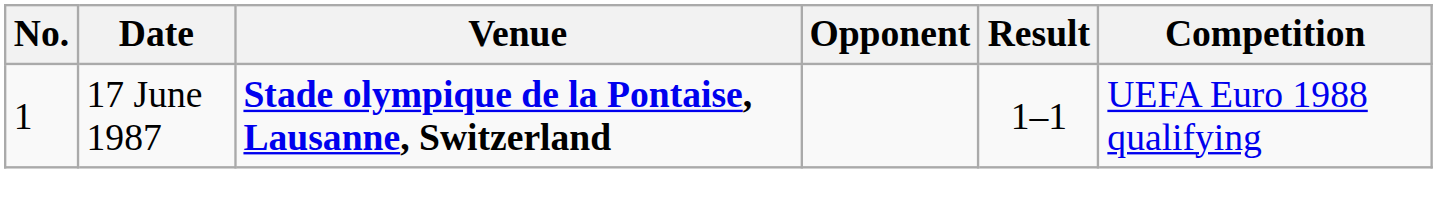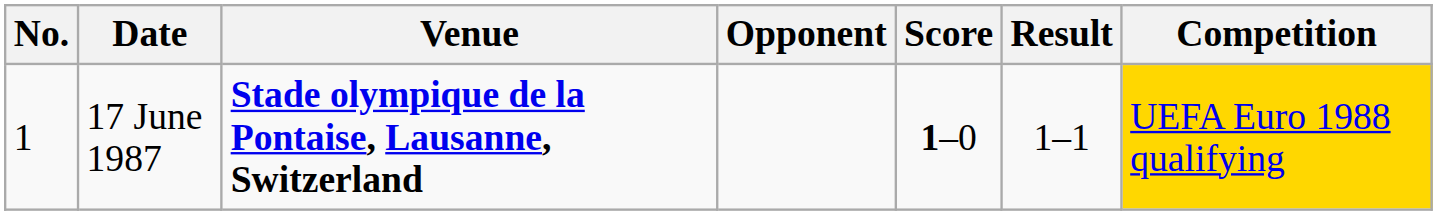+ column: (949, 34)
(1238, 115) no background -> (1260, 136) gold background
